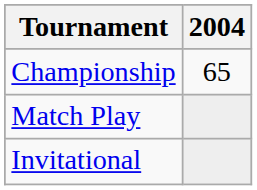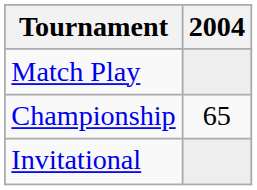rows swapped: (76, 116) <-> (94, 71)
